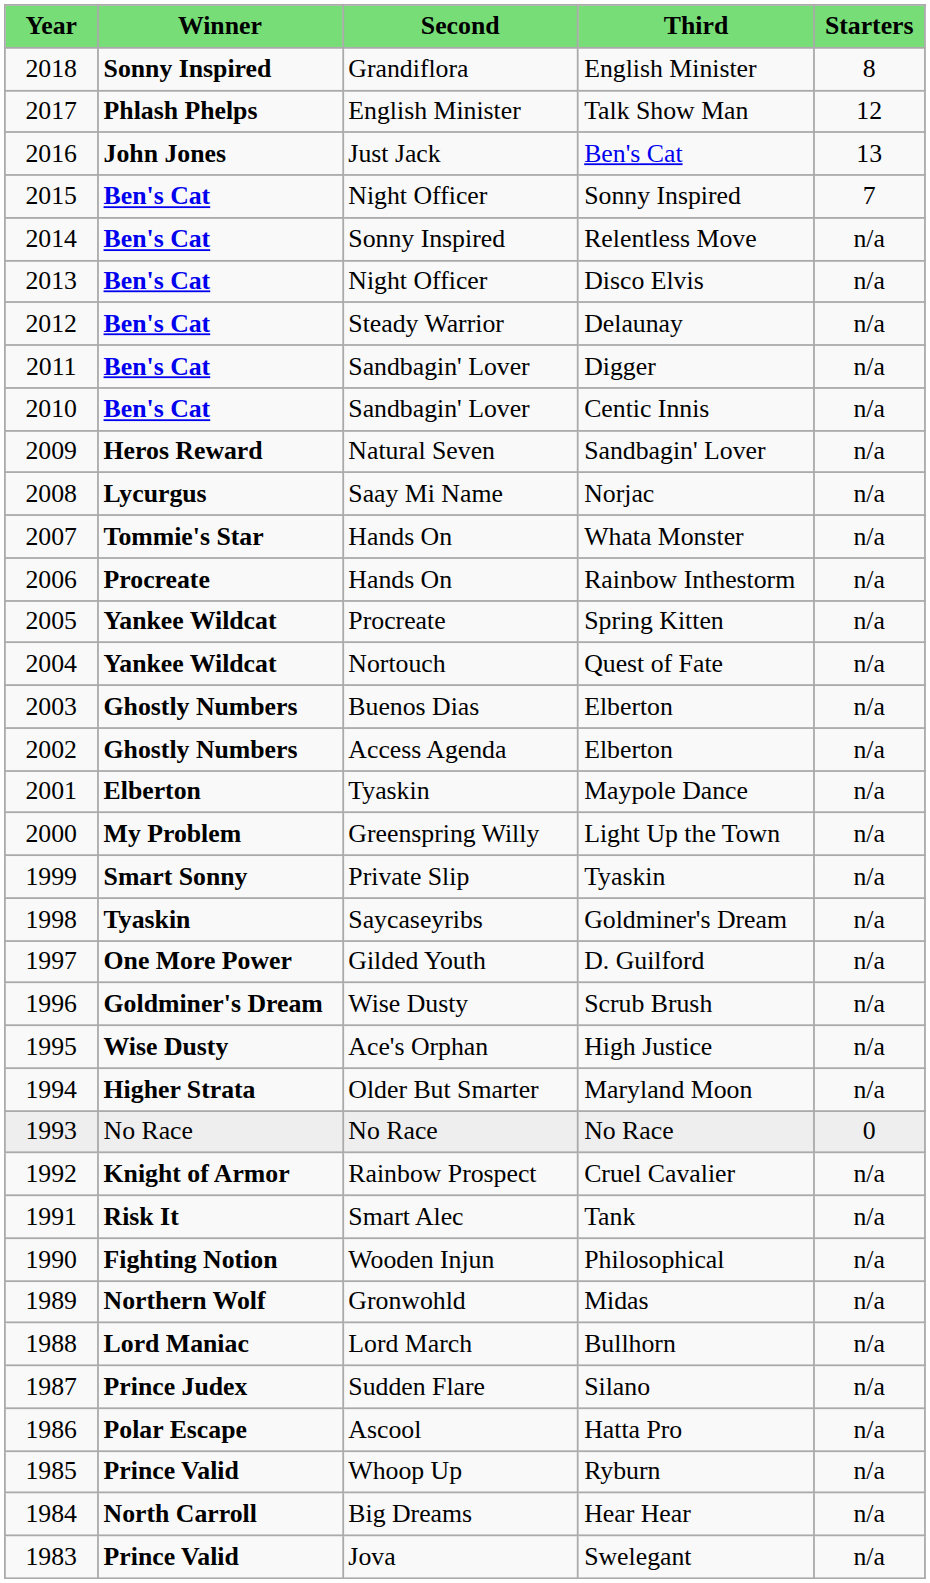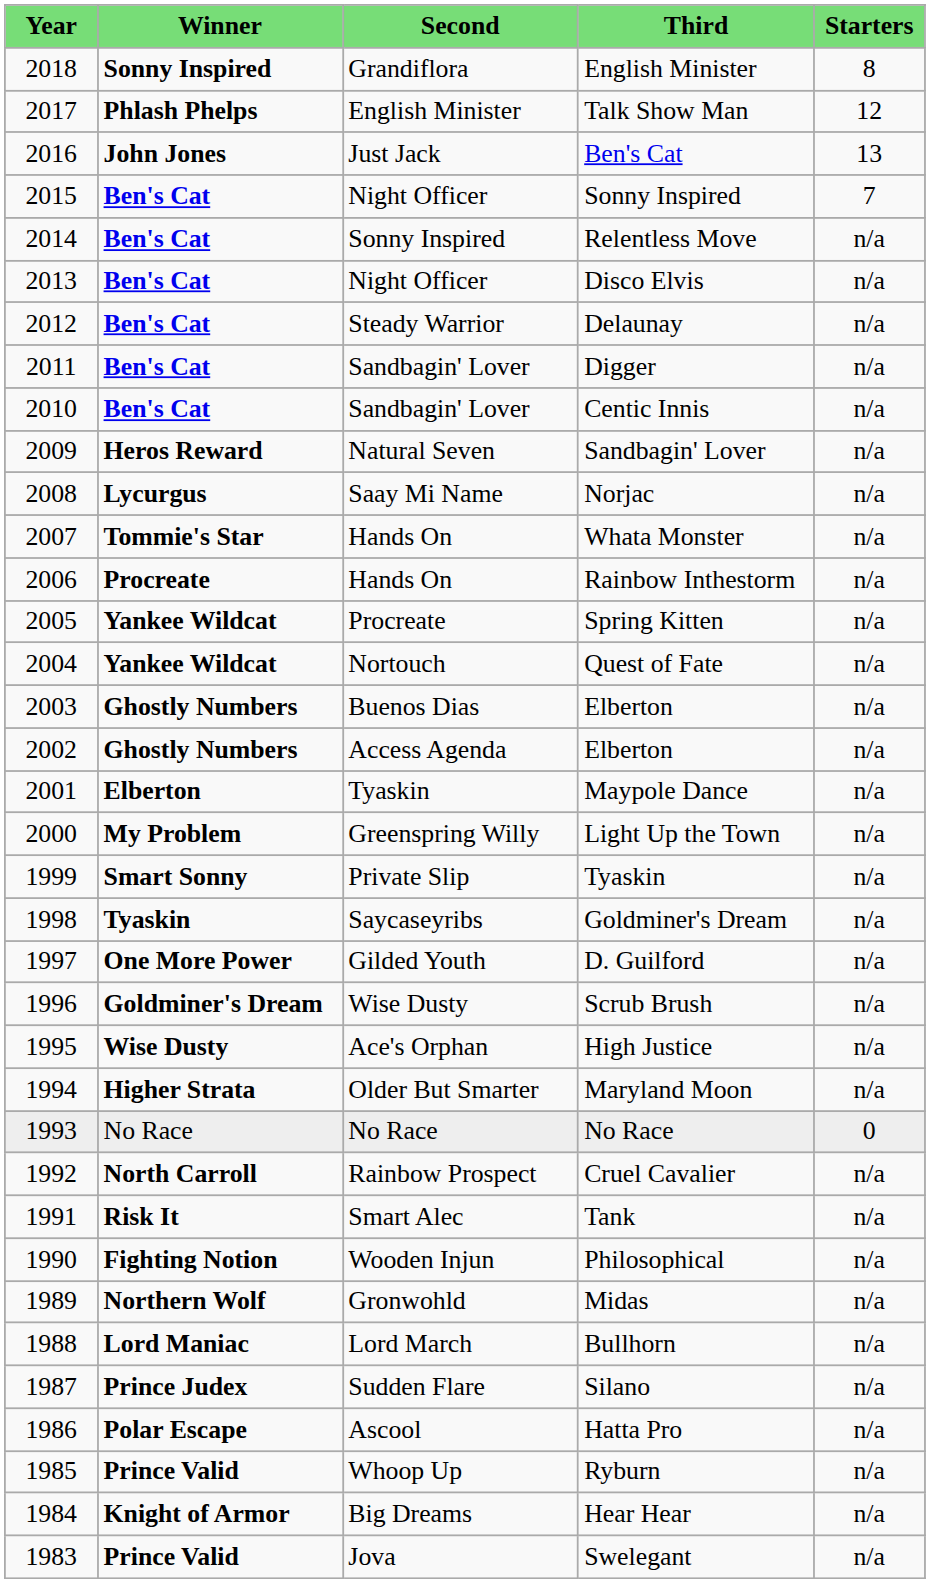(197, 1173) Knight of Armor -> (180, 1173) North Carroll
(180, 1514) North Carroll -> (197, 1514) Knight of Armor
